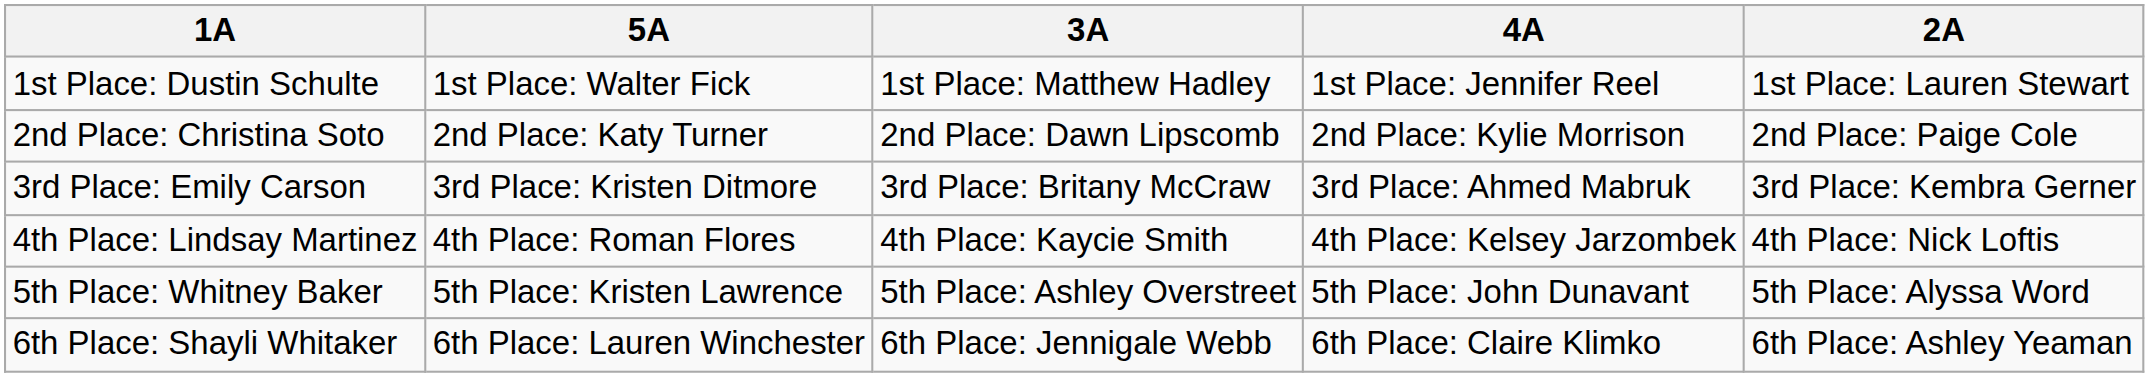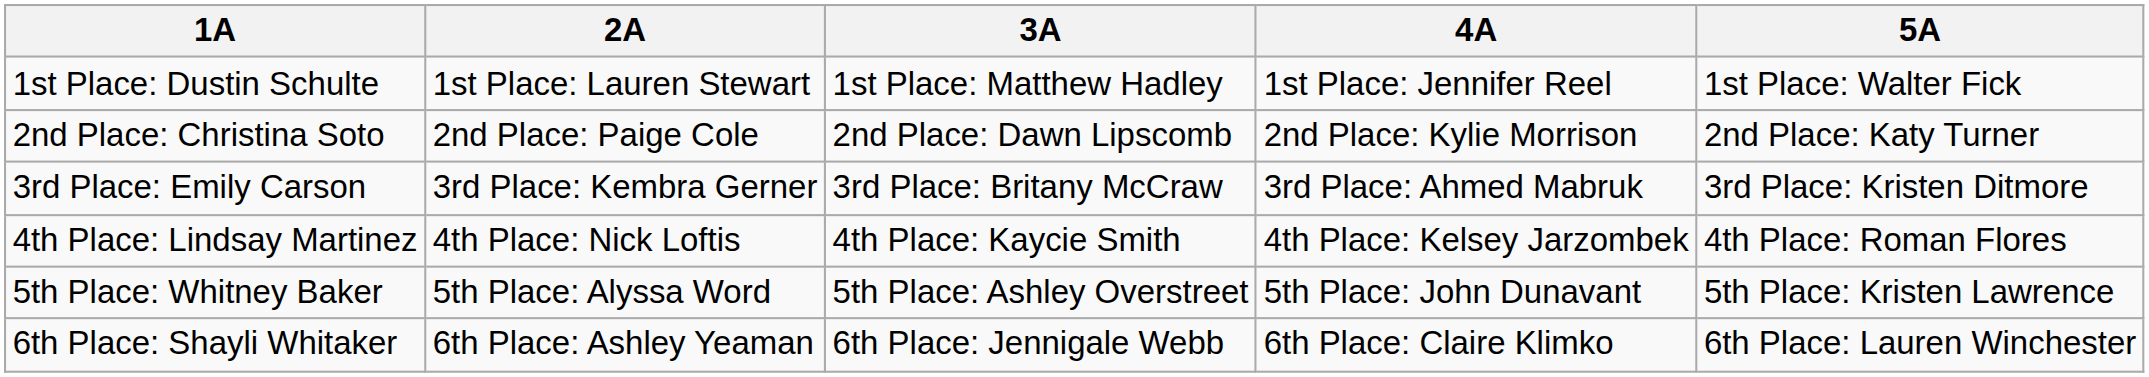columns swapped: (1944, 30) <-> (649, 30)
